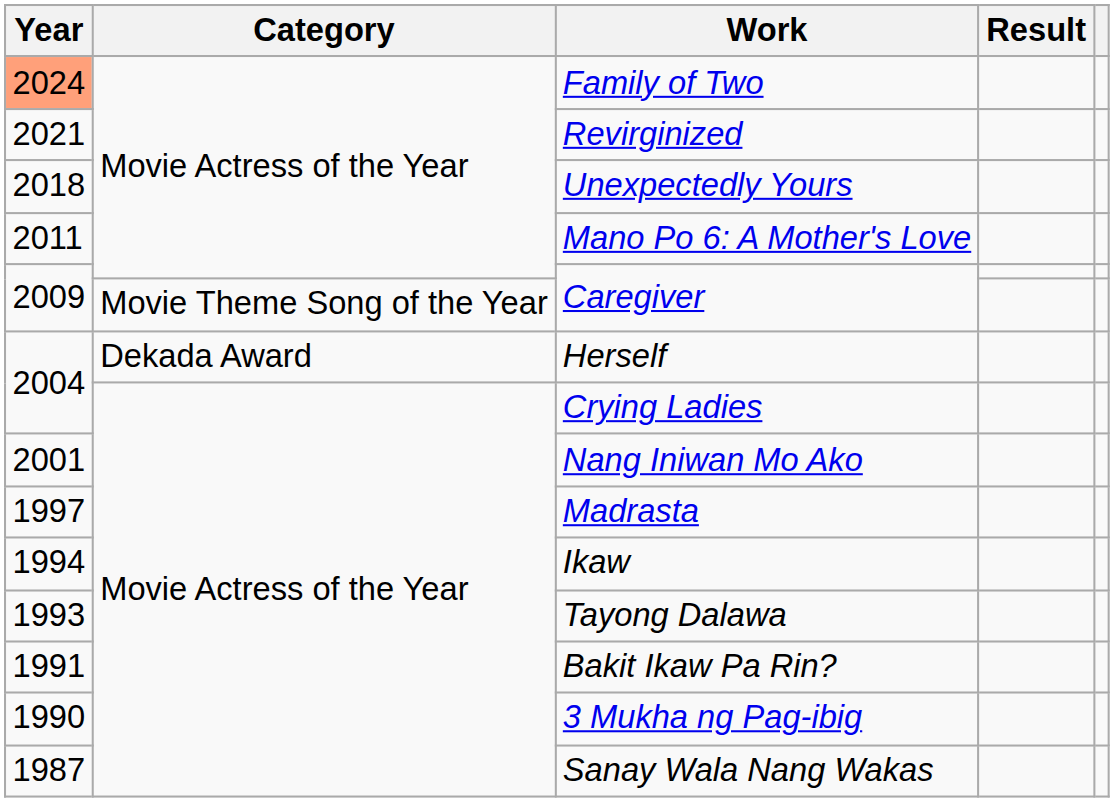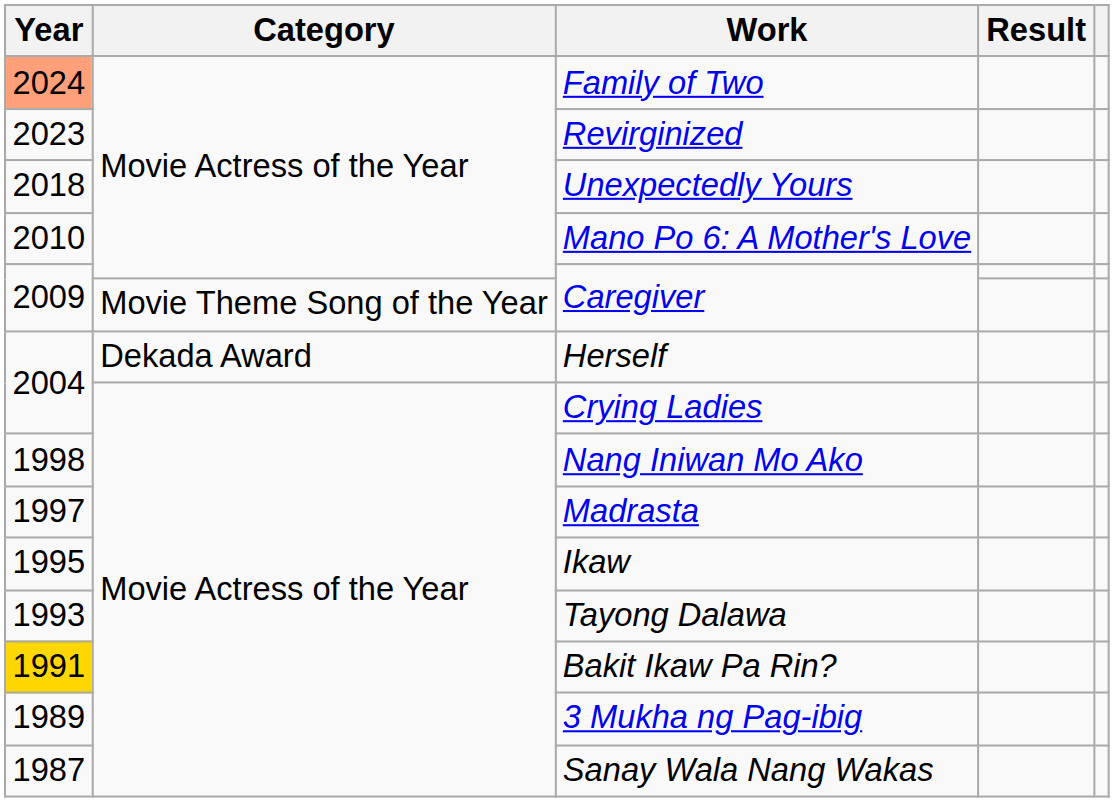(49, 133) 2021 -> (49, 133) 2023
(48, 237) 2011 -> (49, 237) 2010
(49, 459) 2001 -> (49, 459) 1998
(49, 563) 1994 -> (49, 563) 1995
(49, 666) no background -> (49, 666) gold background
(49, 718) 1990 -> (49, 718) 1989
